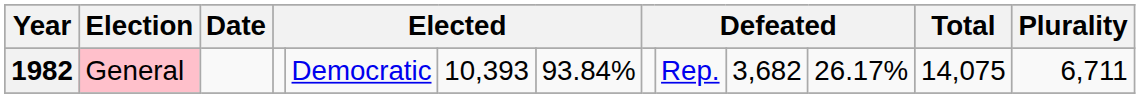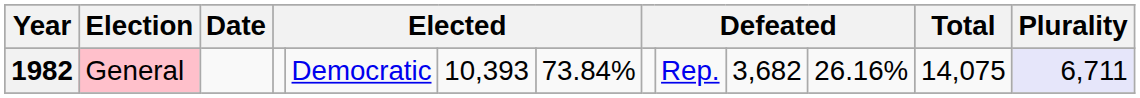(589, 70) 93.84% -> (589, 70) 73.84%
(861, 70) 26.17% -> (861, 70) 26.16%
(1094, 70) no background -> (1094, 70) lavender background
